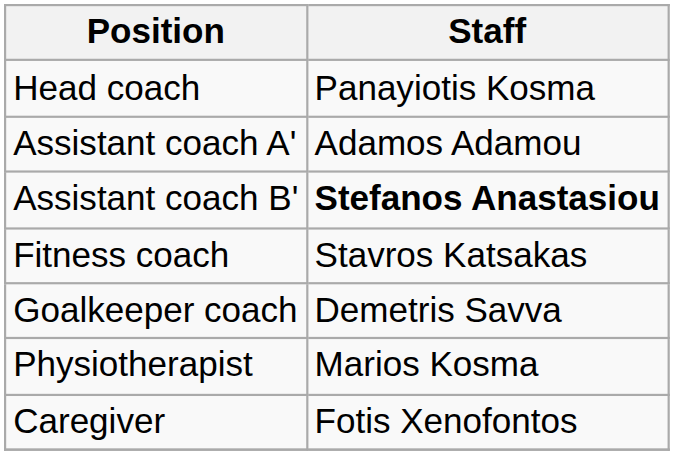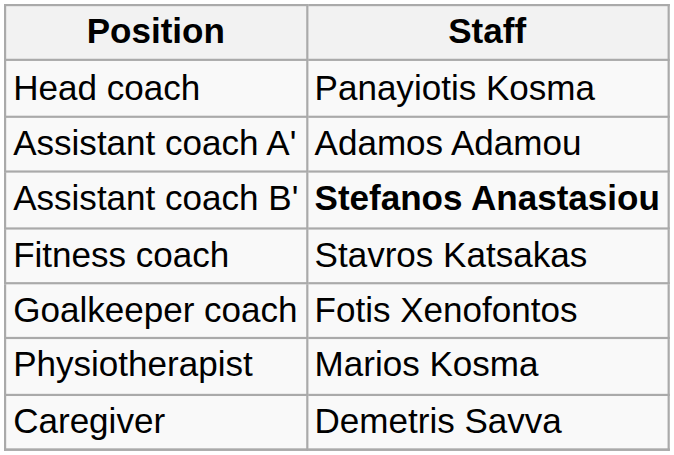(438, 310) Demetris Savva -> (446, 310) Fotis Xenofontos
(446, 421) Fotis Xenofontos -> (438, 421) Demetris Savva
